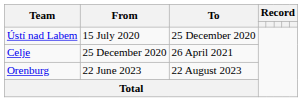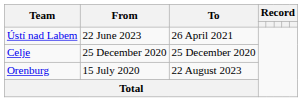(111, 35) 15 July 2020 -> (112, 35) 22 June 2023
(214, 35) 25 December 2020 -> (202, 35) 26 April 2021
(202, 53) 26 April 2021 -> (214, 53) 25 December 2020
(112, 70) 22 June 2023 -> (111, 70) 15 July 2020
